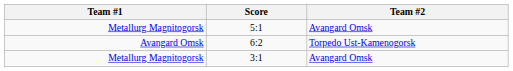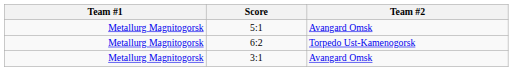(172, 43) Avangard Omsk -> (156, 43) Metallurg Magnitogorsk
